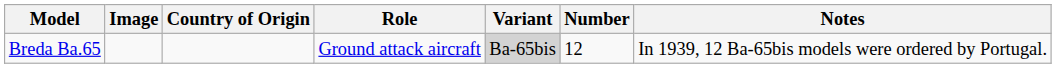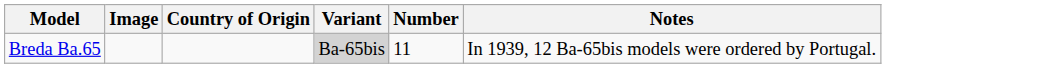- column: (400, 19)
(573, 48) 12 -> (402, 48) 11
